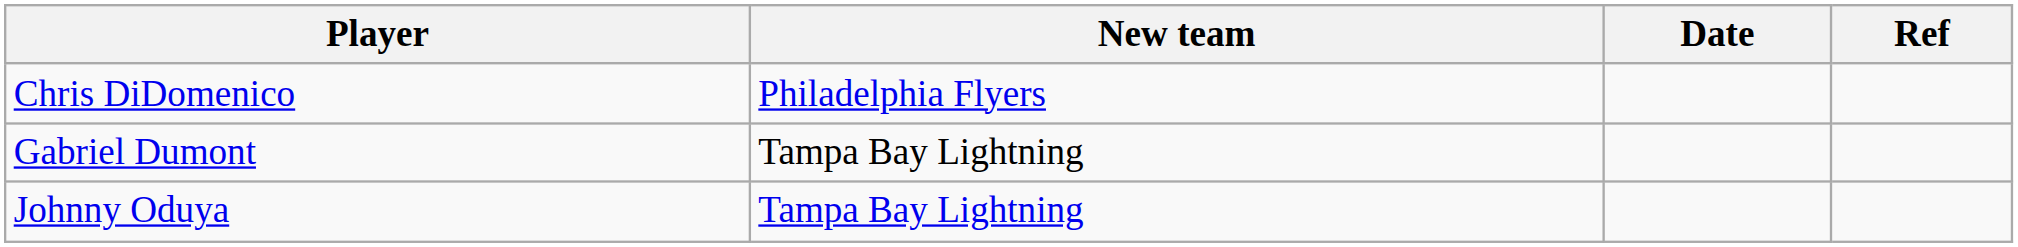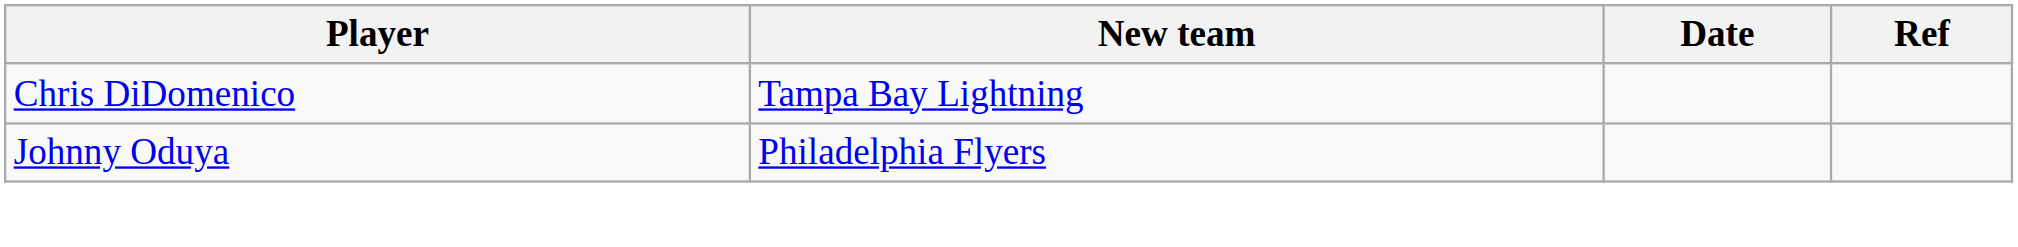(902, 92) Philadelphia Flyers -> (921, 92) Tampa Bay Lightning
- row: (135, 151)
(921, 210) Tampa Bay Lightning -> (902, 151) Philadelphia Flyers
